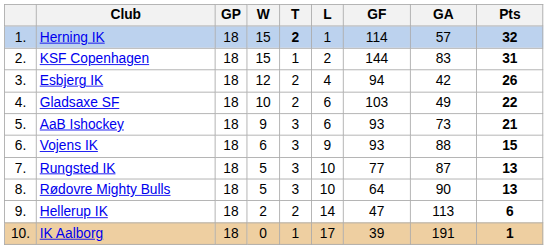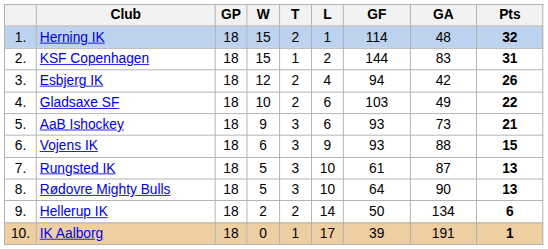(295, 37) bold -> (295, 37) normal
(443, 37) 57 -> (443, 37) 48
(377, 168) 77 -> (377, 168) 61
(377, 211) 47 -> (377, 211) 50
(443, 211) 113 -> (443, 211) 134
